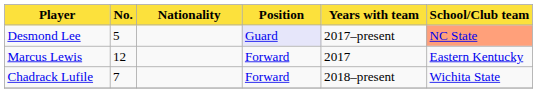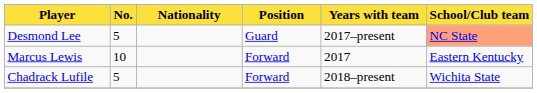(261, 35) lavender background -> (261, 35) no background
(120, 56) 12 -> (120, 56) 10
(116, 77) 7 -> (116, 77) 5
